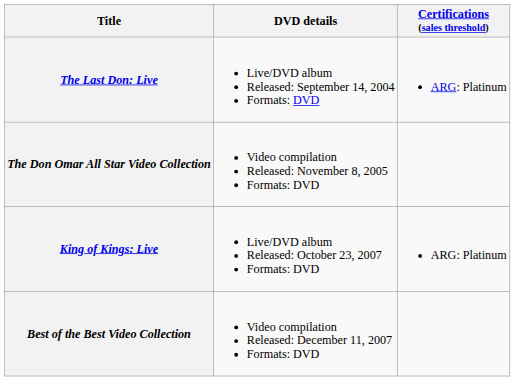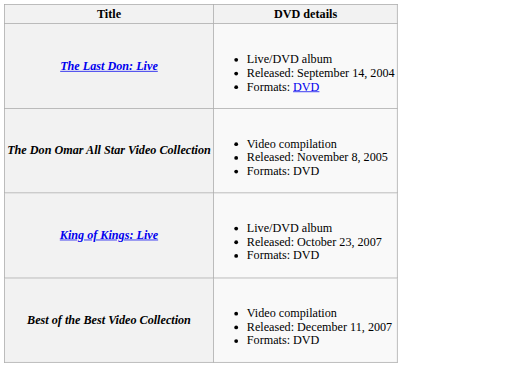- column: (454, 20)
